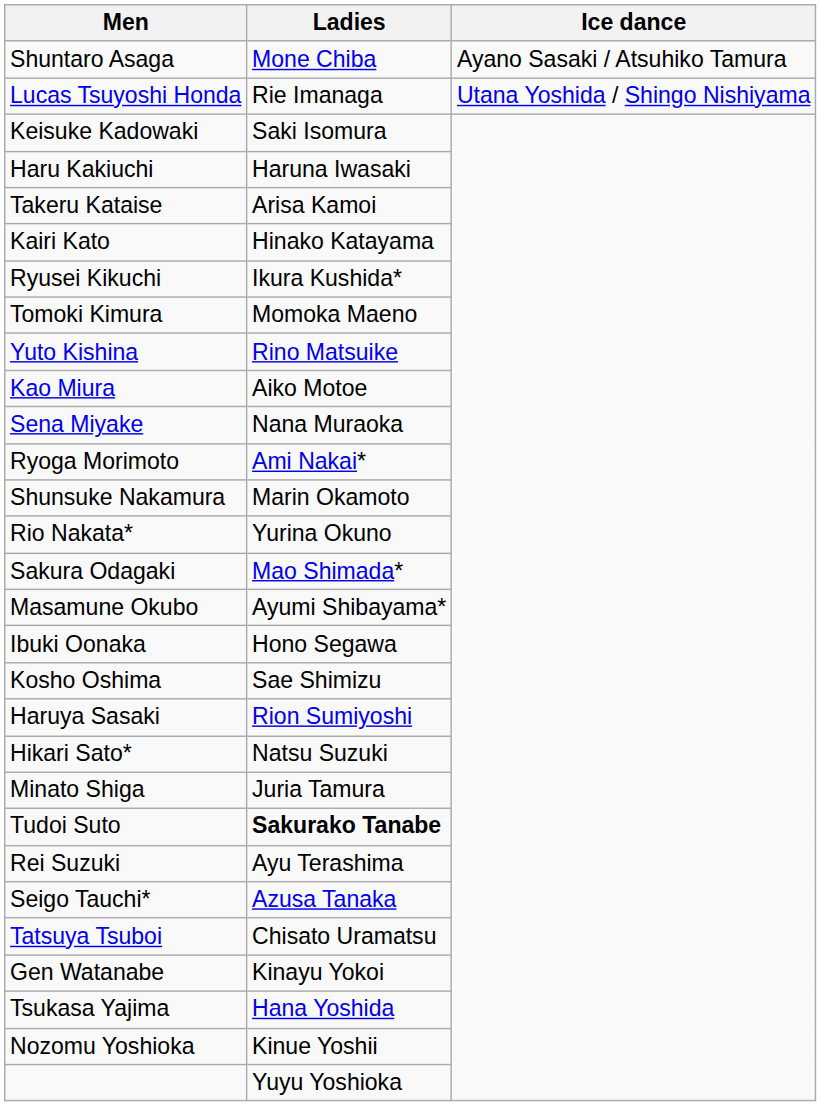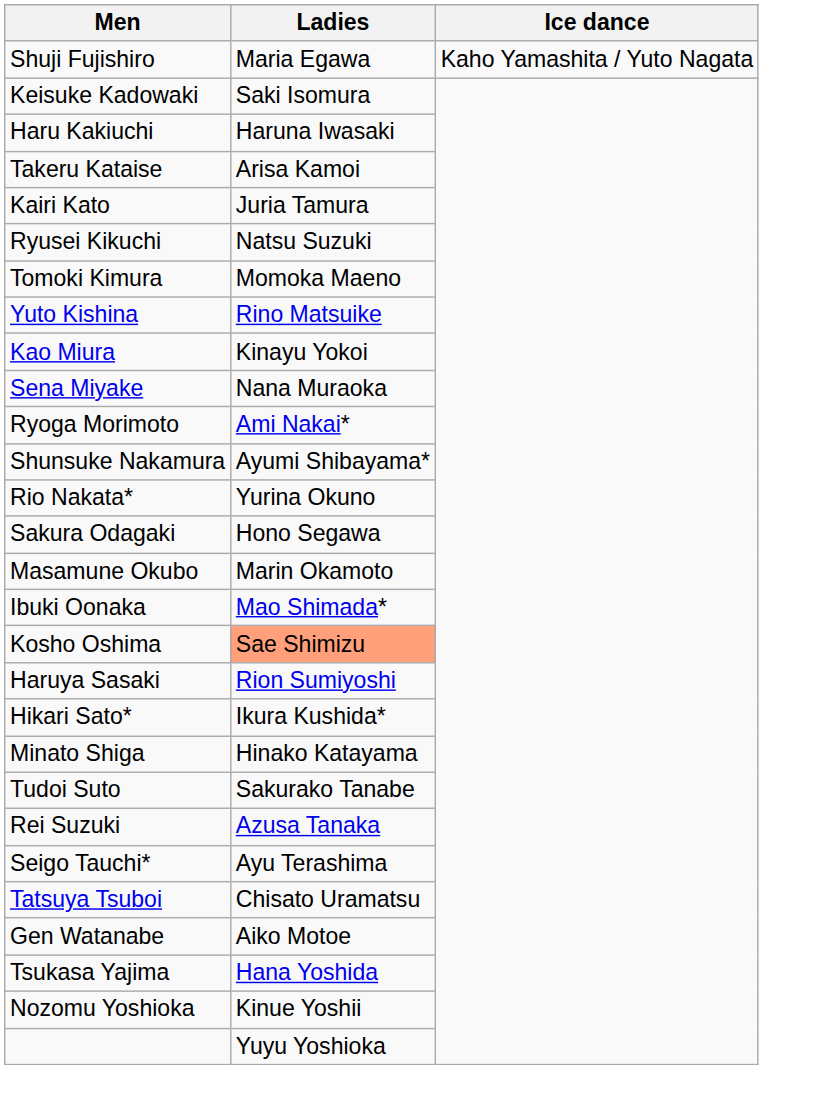- row: (92, 59)
+ row: (82, 59)
- row: (126, 95)
(343, 242) Hinako Katayama -> (302, 205) Juria Tamura
(327, 278) Ikura Kushida* -> (304, 242) Natsu Suzuki
(310, 388) Aiko Motoe -> (302, 351) Kinayu Yokoi
(331, 497) Marin Okamoto -> (333, 461) Ayumi Shibayama*
(328, 570) Mao Shimada* -> (308, 534) Hono Segawa
(349, 607) Ayumi Shibayama* -> (315, 570) Marin Okamoto
(324, 643) Hono Segawa -> (311, 607) Mao Shimada*
(317, 680) no background -> (300, 643) lightsalmon background
(320, 753) Natsu Suzuki -> (311, 717) Ikura Kushida*
(318, 790) Juria Tamura -> (327, 753) Hinako Katayama
(347, 826) bold -> (325, 790) normal
(328, 863) Ayu Terashima -> (308, 826) Azusa Tanaka
(324, 899) Azusa Tanaka -> (312, 863) Ayu Terashima
(318, 972) Kinayu Yokoi -> (293, 936) Aiko Motoe
